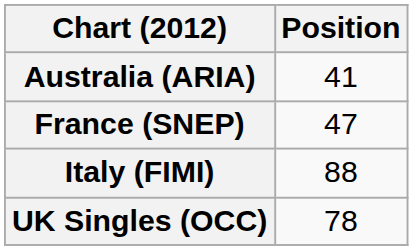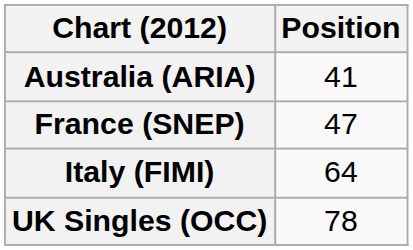(341, 172) 88 -> (341, 172) 64
